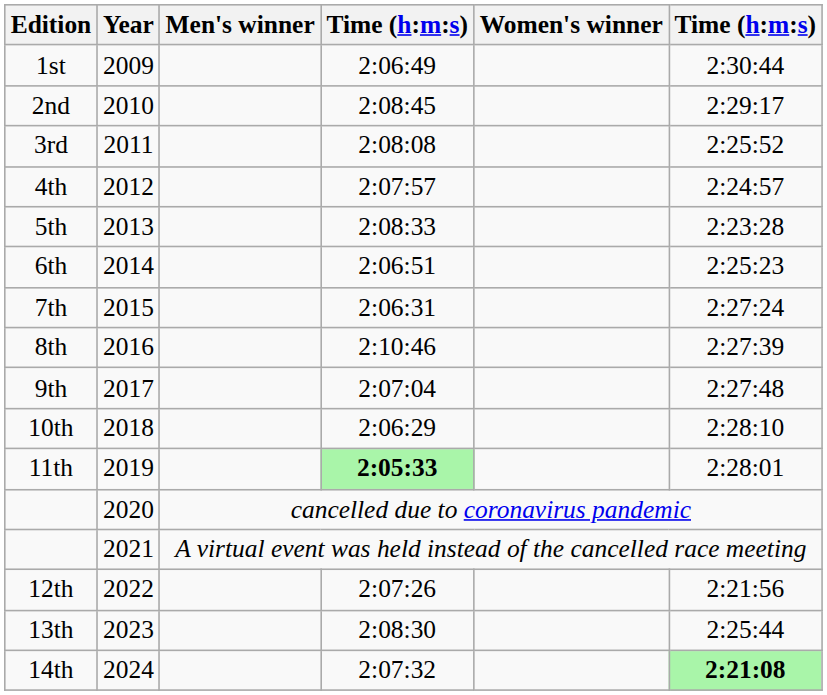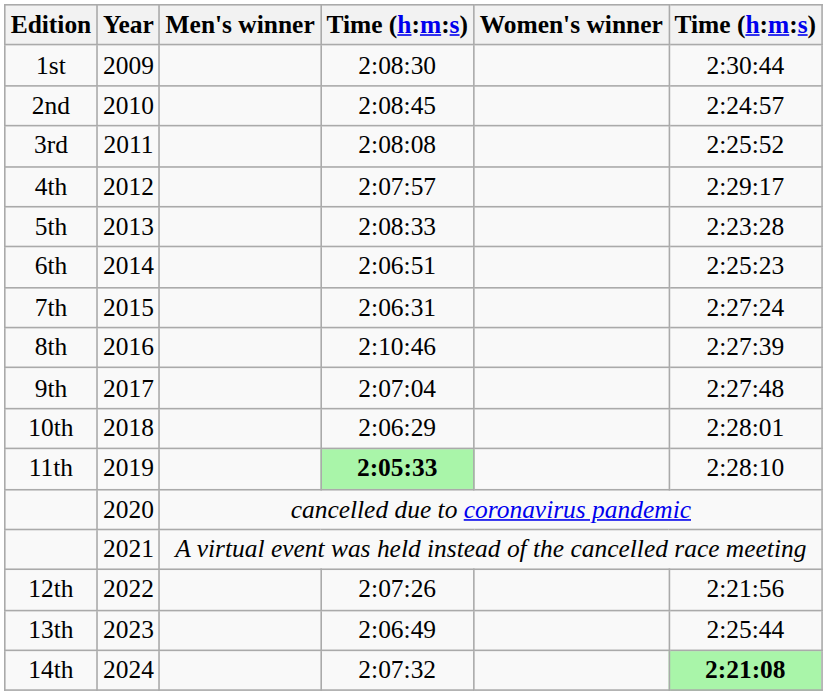(397, 65) 2:06:49 -> (397, 65) 2:08:30
(745, 105) 2:29:17 -> (745, 105) 2:24:57
(745, 186) 2:24:57 -> (745, 186) 2:29:17
(745, 428) 2:28:10 -> (745, 428) 2:28:01
(745, 468) 2:28:01 -> (745, 468) 2:28:10
(397, 629) 2:08:30 -> (397, 629) 2:06:49
